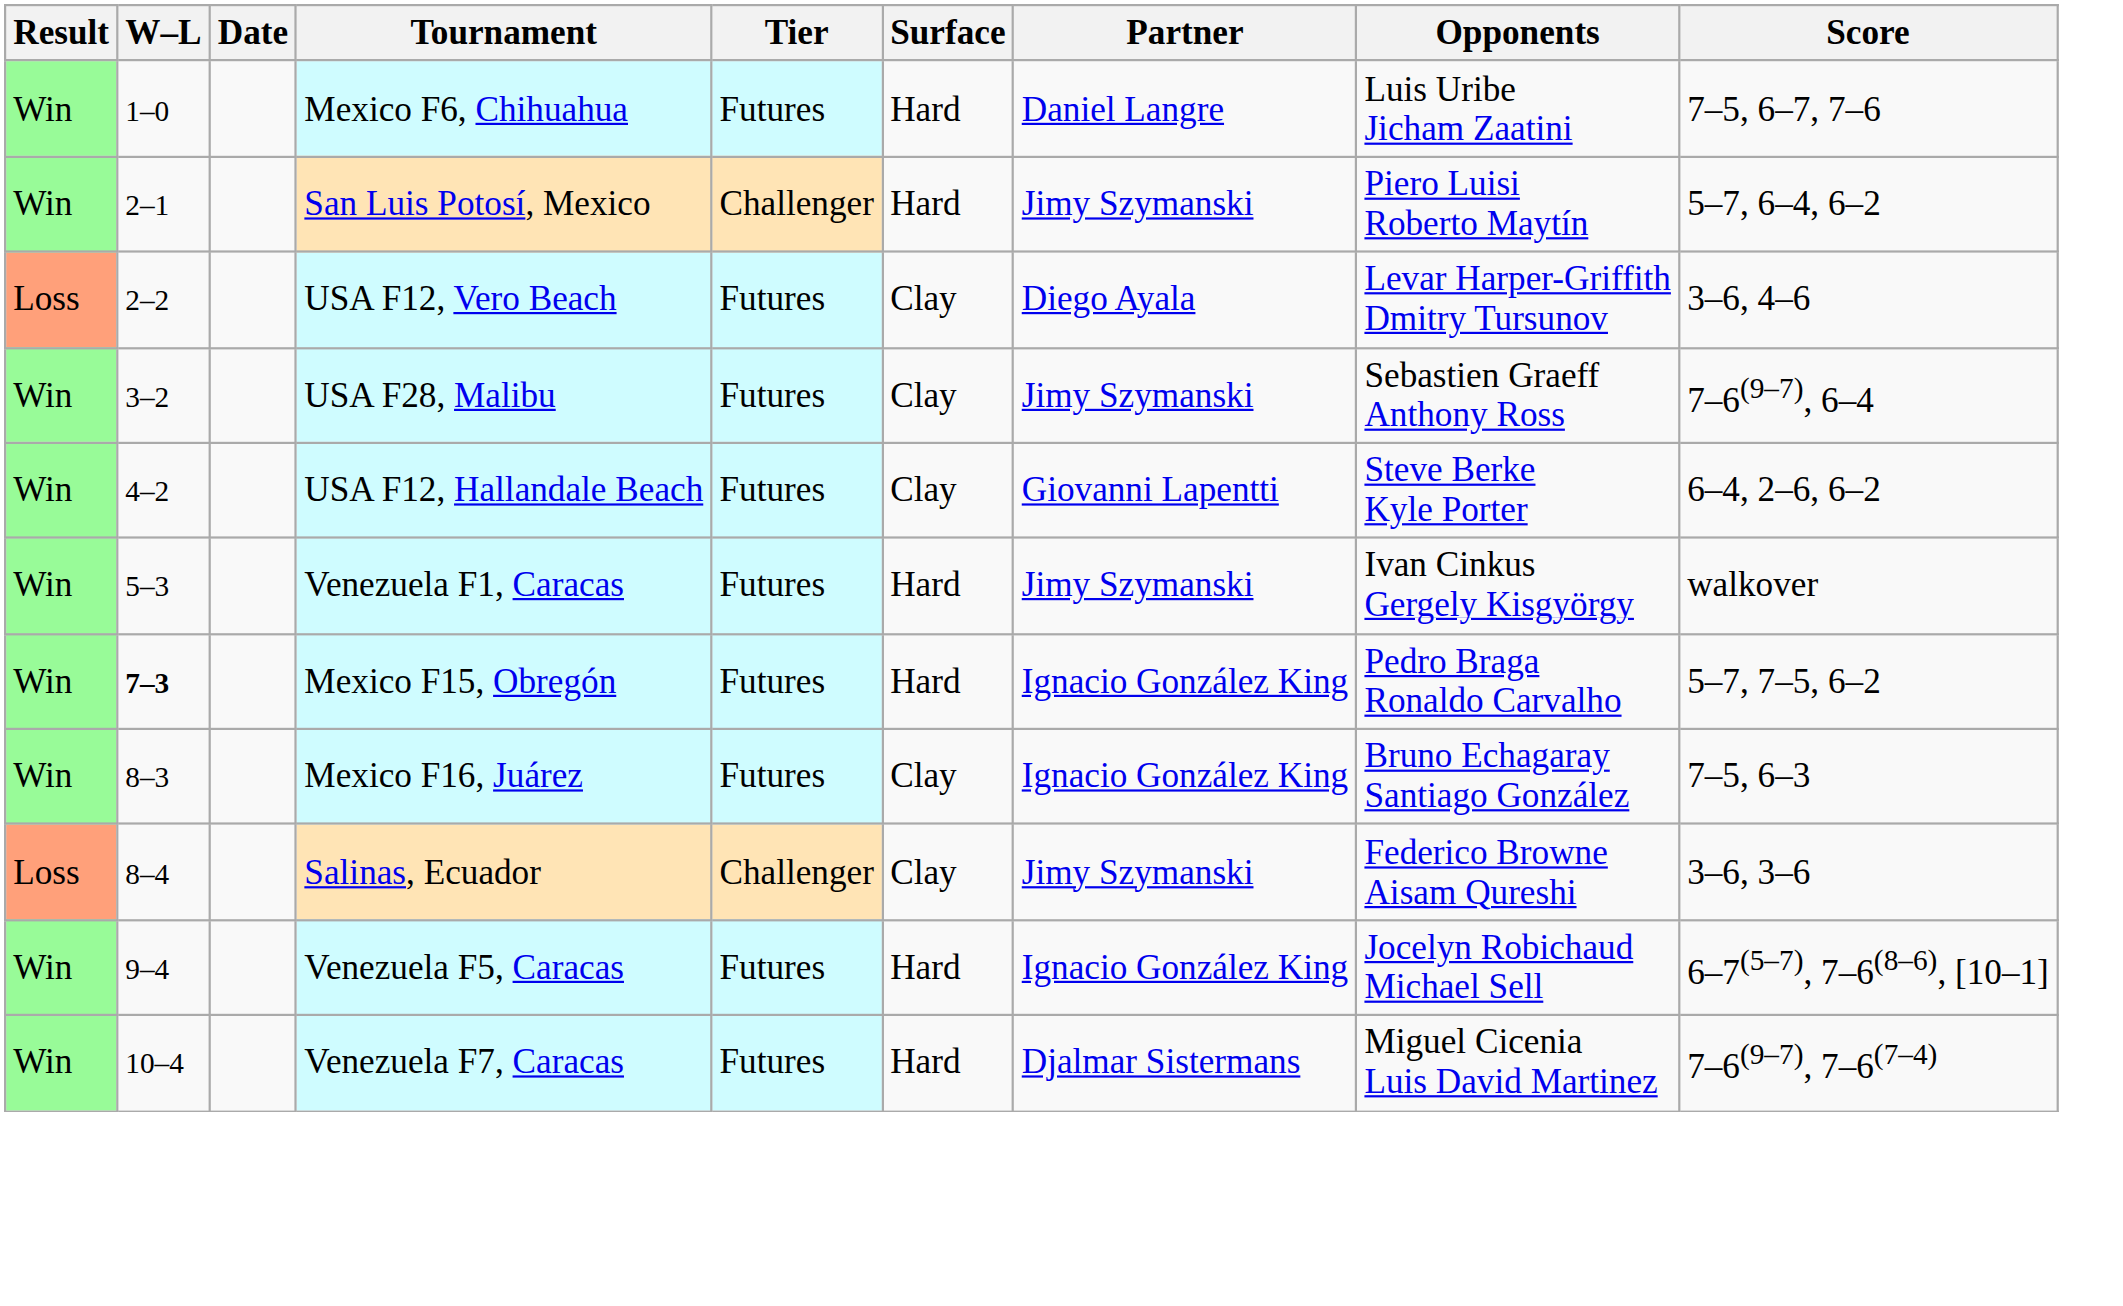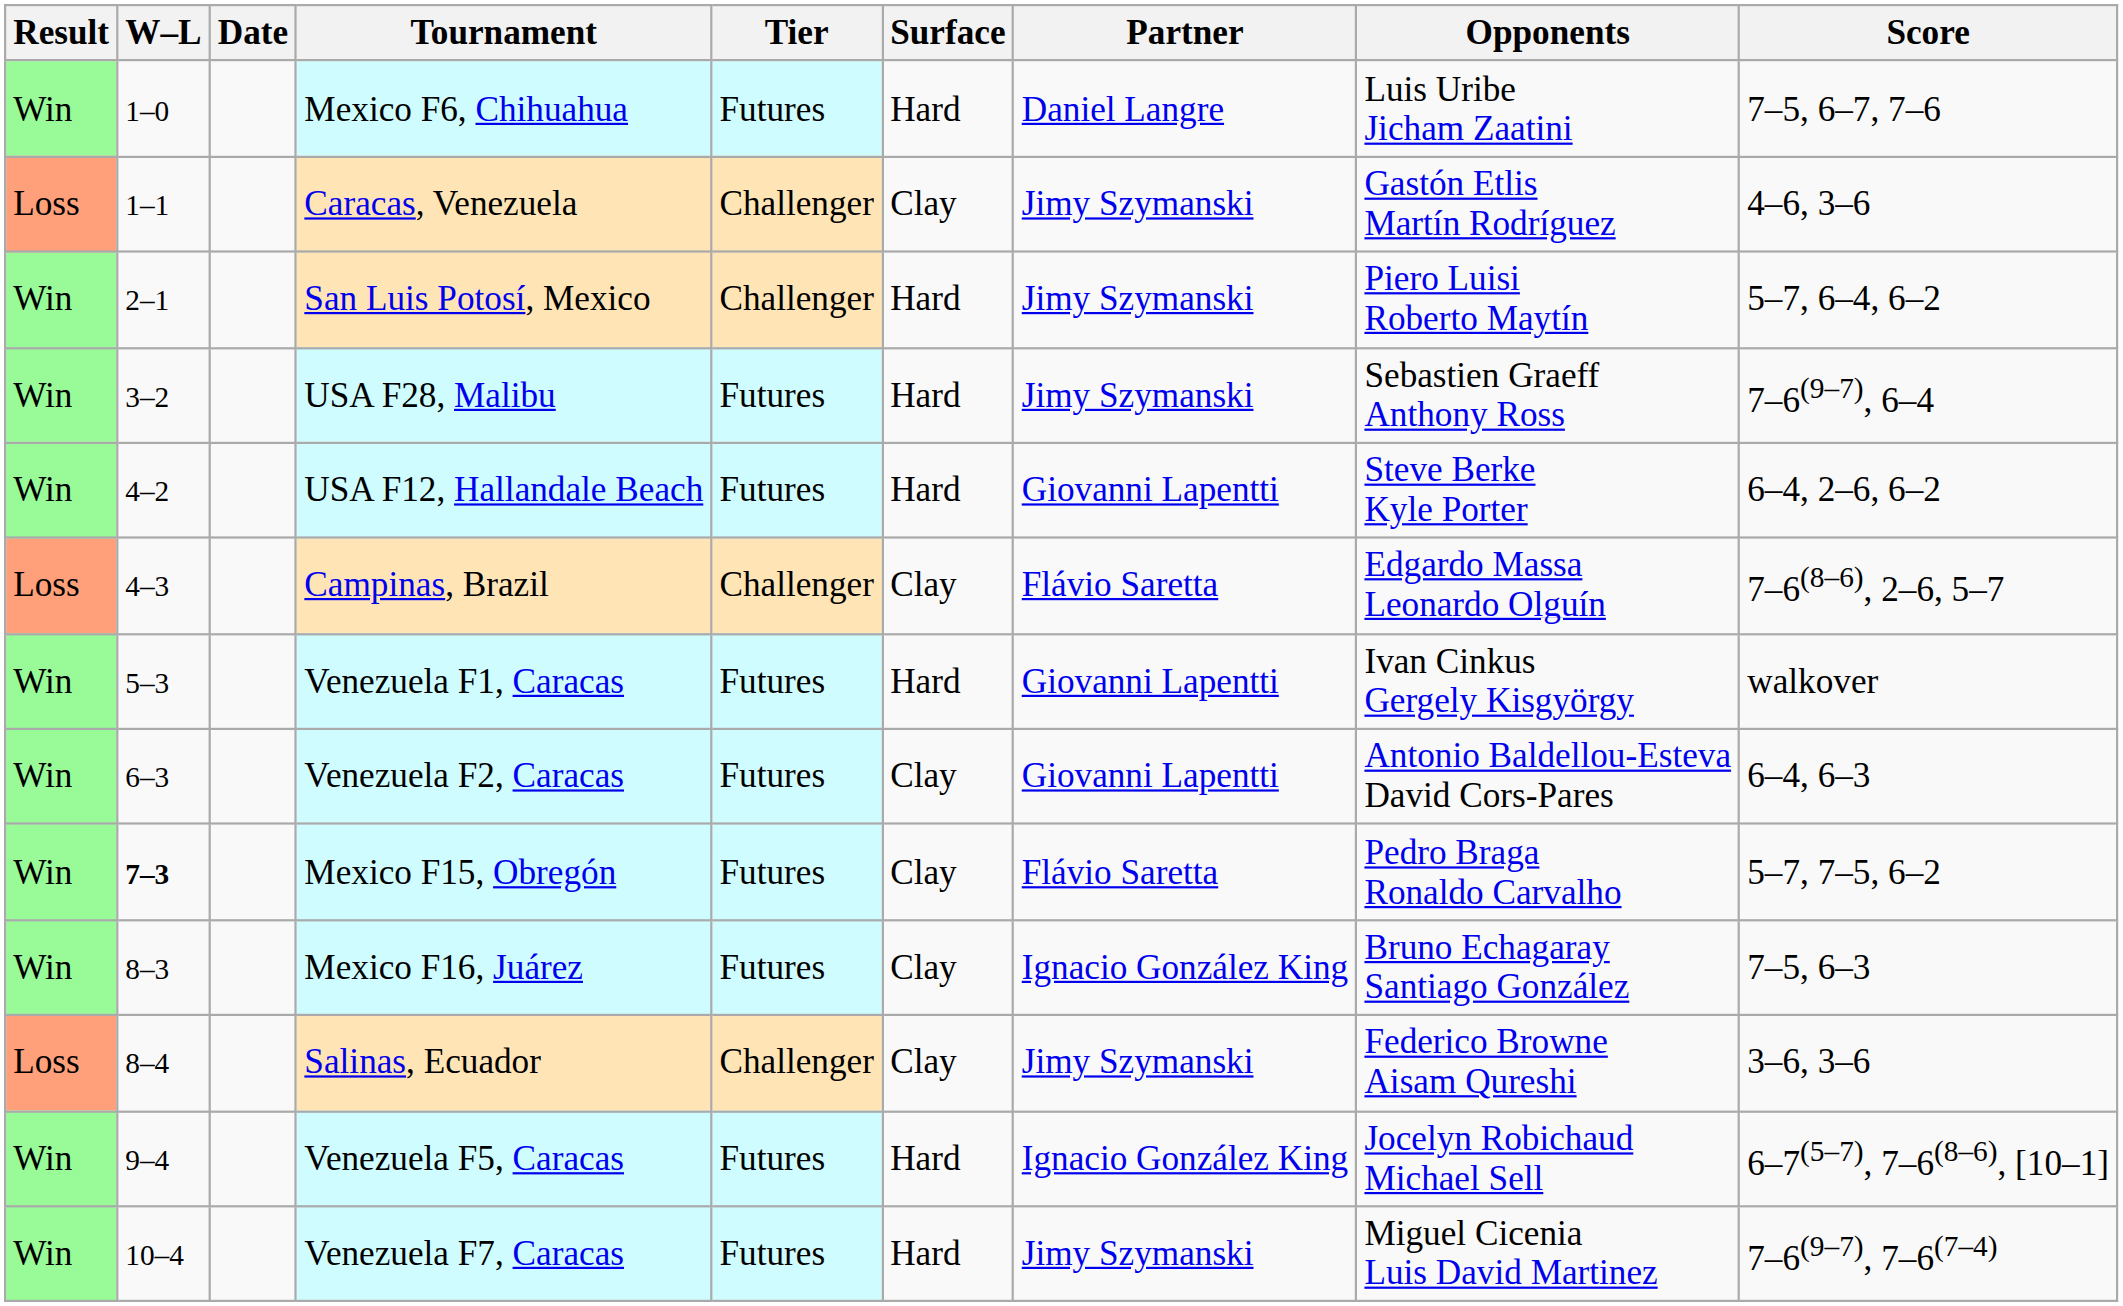+ row: (441, 203)
- row: (460, 298)
(923, 394) Clay -> (925, 394) Hard
(923, 489) Clay -> (925, 489) Hard
+ row: (427, 585)
(1138, 585) Jimy Szymanski -> (1150, 680) Giovanni Lapentti
+ row: (464, 776)
(925, 680) Hard -> (923, 871) Clay
(1185, 680) Ignacio González King -> (1120, 871) Flávio Saretta
(1161, 1062) Djalmar Sistermans -> (1138, 1253) Jimy Szymanski
